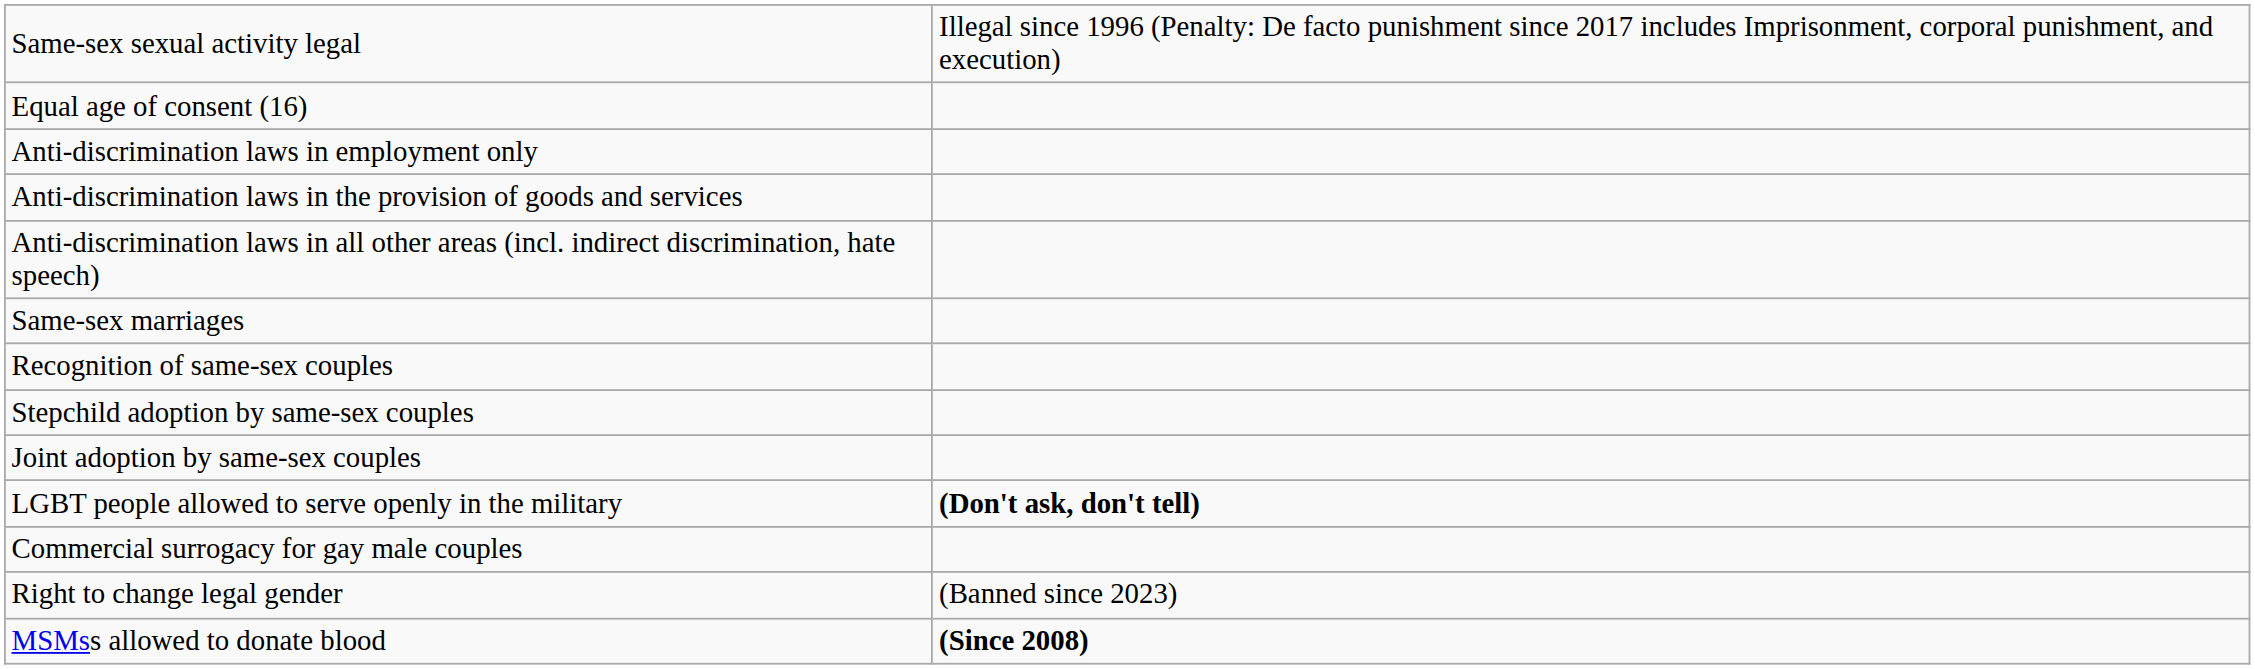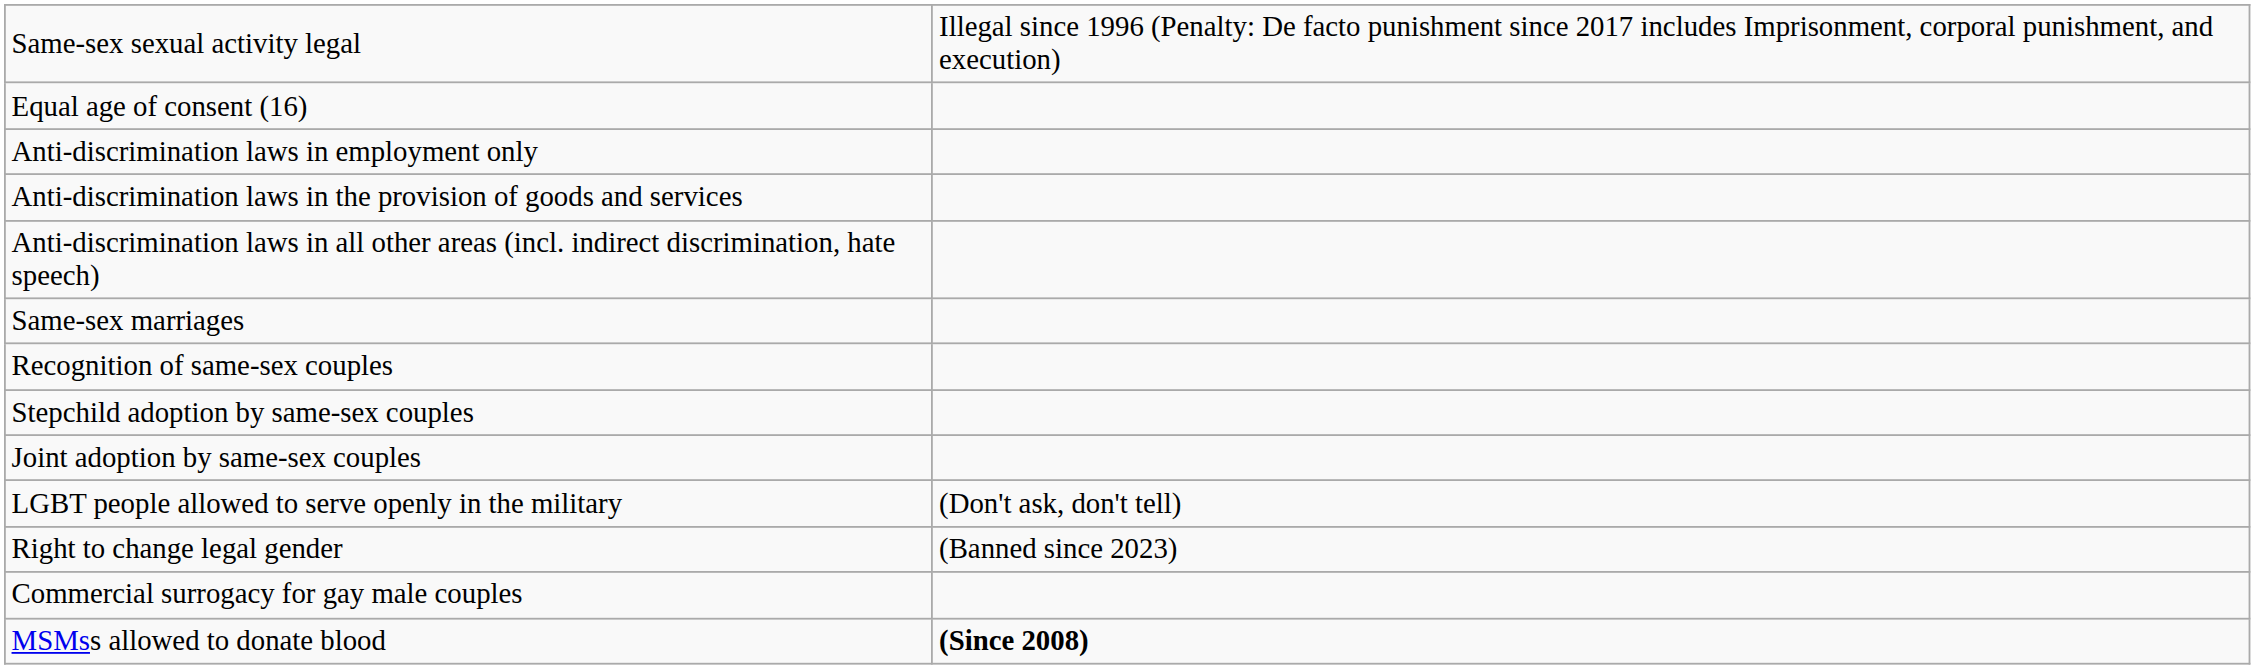(1069, 503) bold -> (1060, 503) normal
rows swapped: (177, 594) <-> (267, 548)
